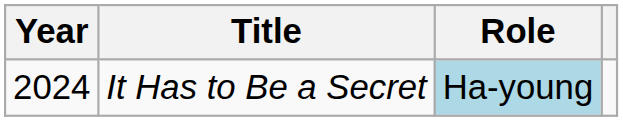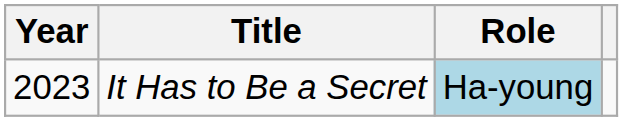(52, 87) 2024 -> (52, 87) 2023
